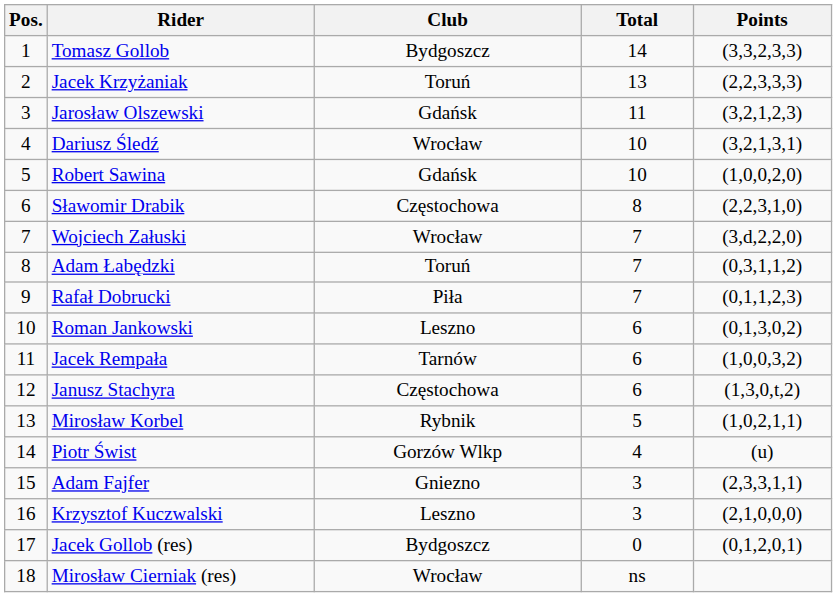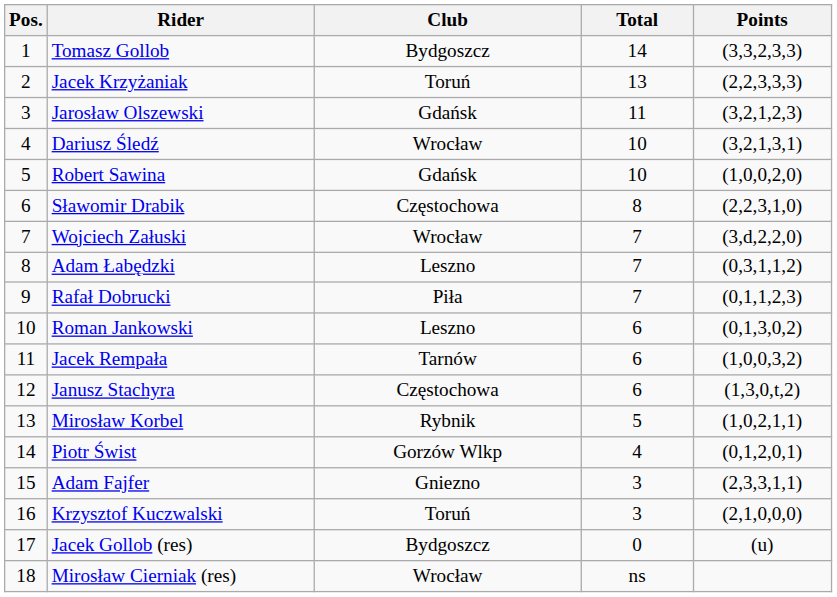(448, 266) Toruń -> (448, 266) Leszno
(762, 452) (u) -> (762, 452) (0,1,2,0,1)
(448, 513) Leszno -> (448, 513) Toruń
(762, 544) (0,1,2,0,1) -> (762, 544) (u)
